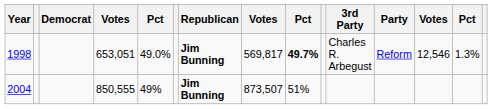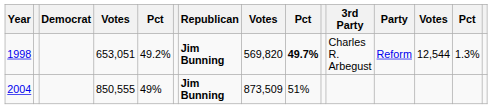(155, 54) 49.0% -> (155, 54) 49.2%
(263, 54) 569,817 -> (263, 54) 569,820
(433, 54) 12,546 -> (433, 54) 12,544
(263, 89) 873,507 -> (263, 89) 873,509
